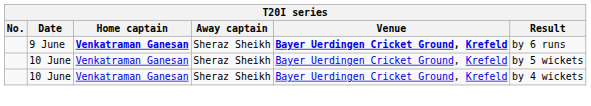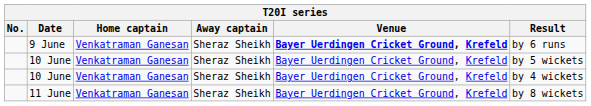(132, 45) bold -> (132, 45) normal
+ row: (16, 93)
